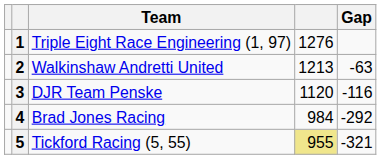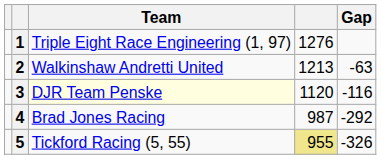(97, 92) no background -> (97, 92) lightyellow background
(320, 117) 984 -> (320, 117) 987
(357, 142) -321 -> (357, 142) -326
